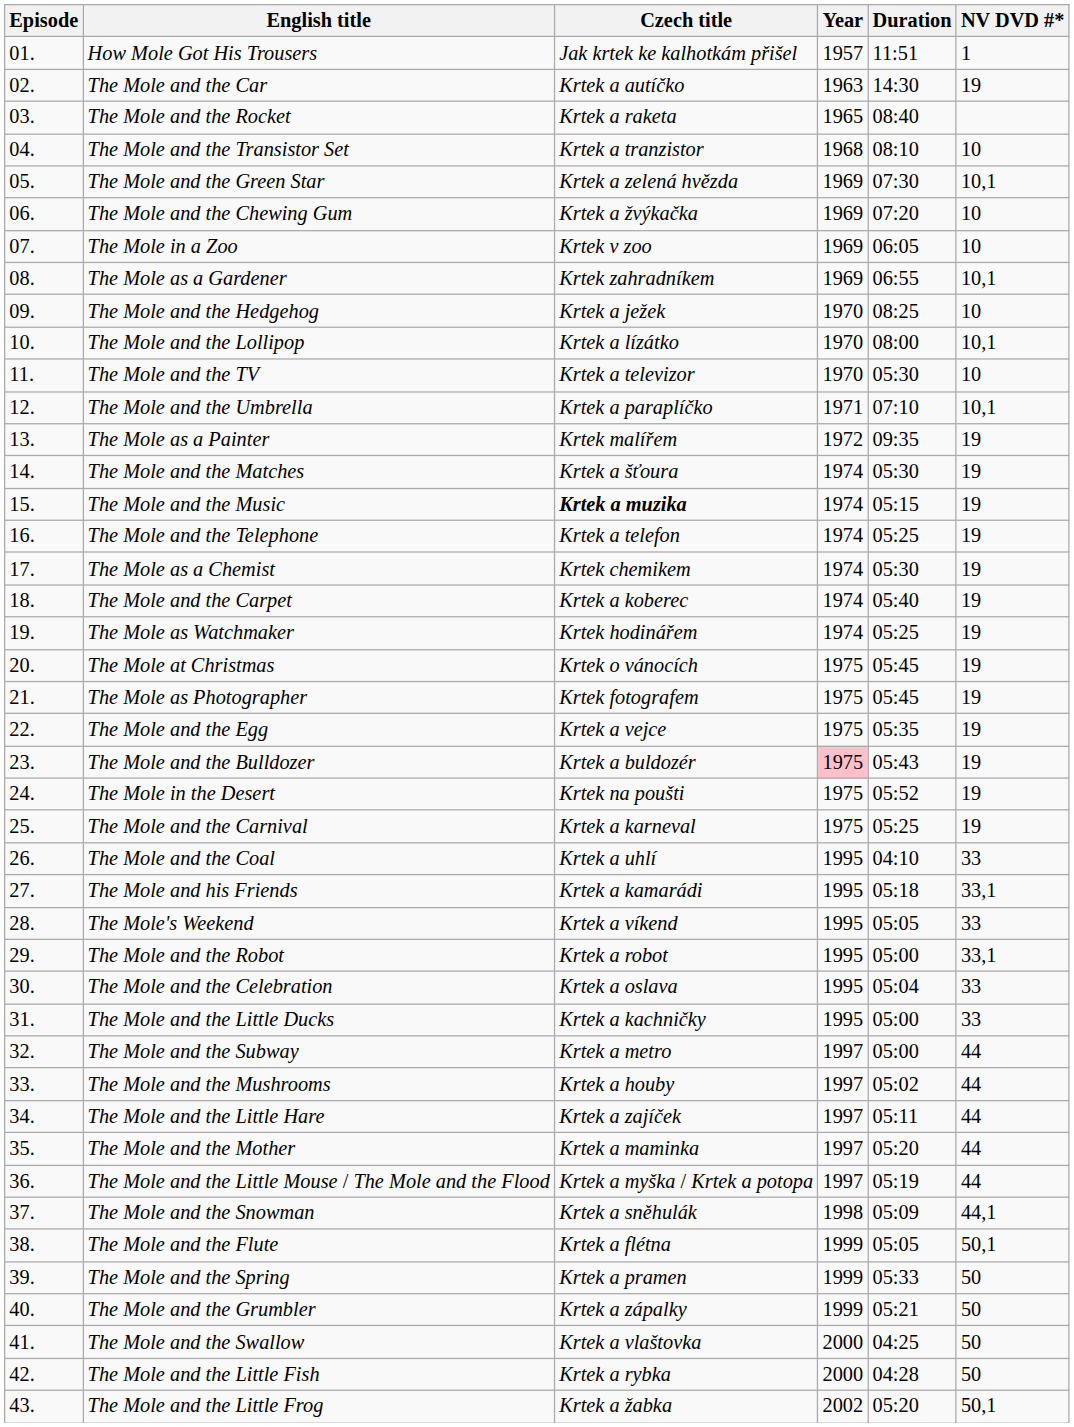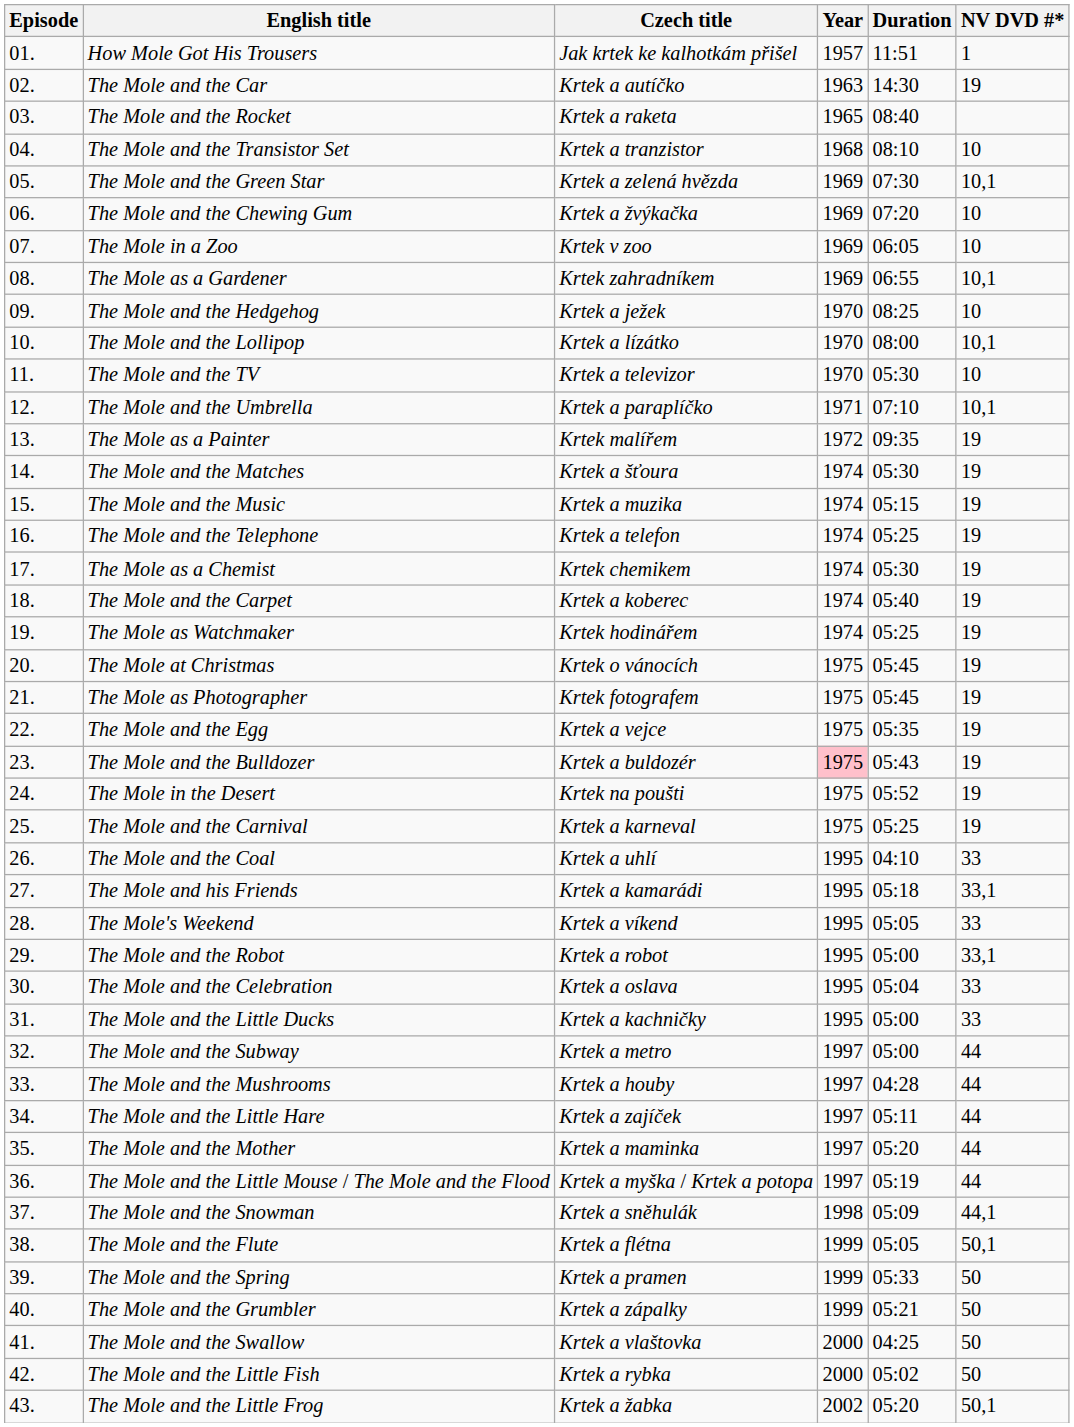(623, 504) bold -> (621, 504) normal
(896, 1084) 05:02 -> (896, 1084) 04:28
(896, 1374) 04:28 -> (896, 1374) 05:02
